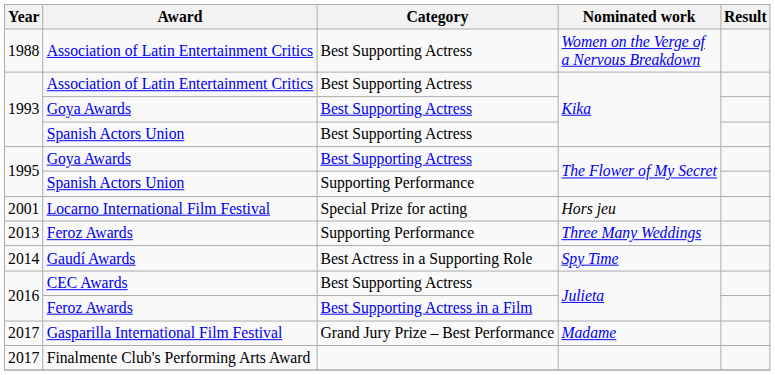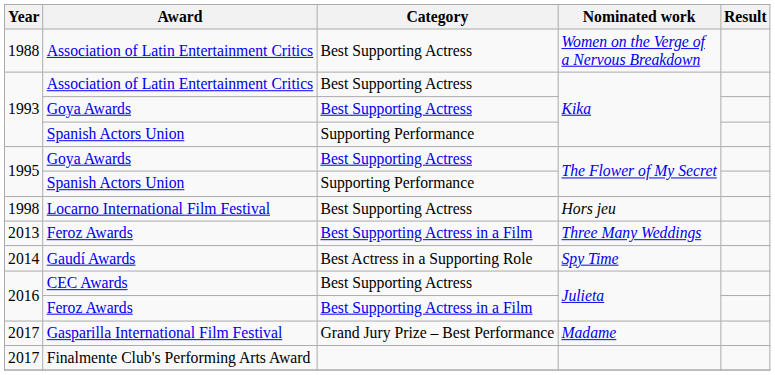(396, 134) Best Supporting Actress -> (397, 134) Supporting Performance
(24, 208) 2001 -> (24, 208) 1998
(394, 208) Special Prize for acting -> (396, 208) Best Supporting Actress
(397, 233) Supporting Performance -> (426, 233) Best Supporting Actress in a Film
